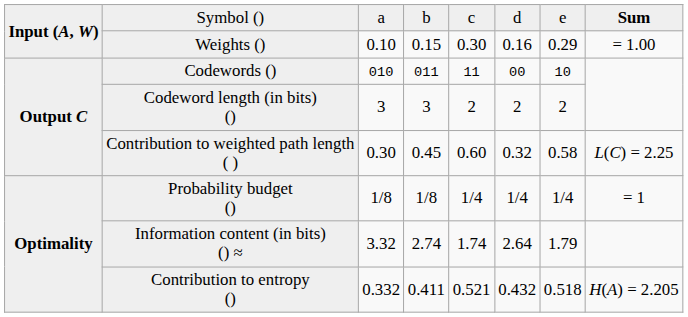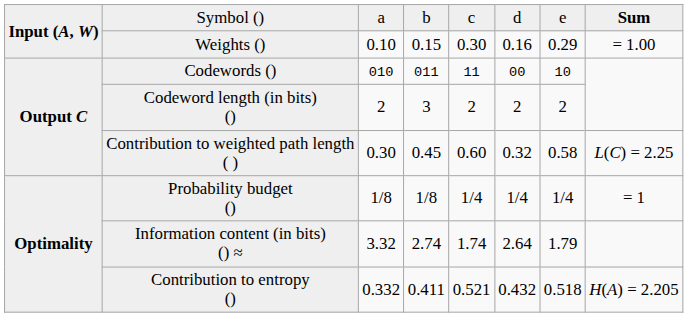(381, 107) 3 -> (381, 107) 2
